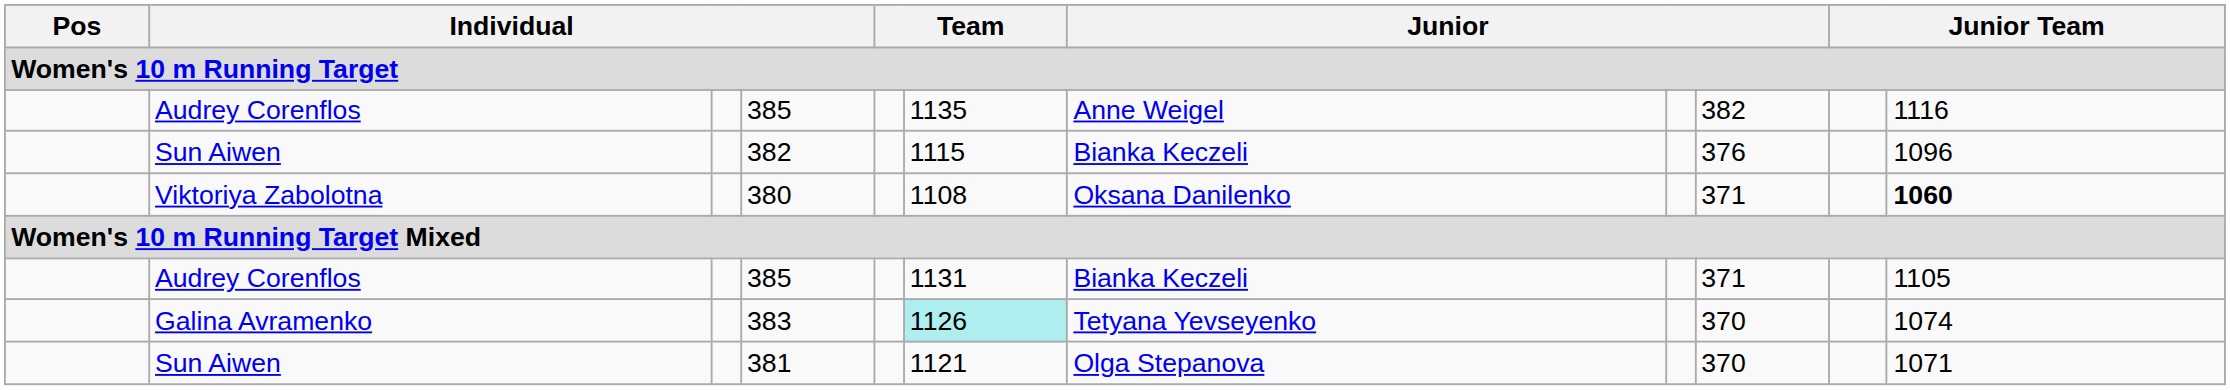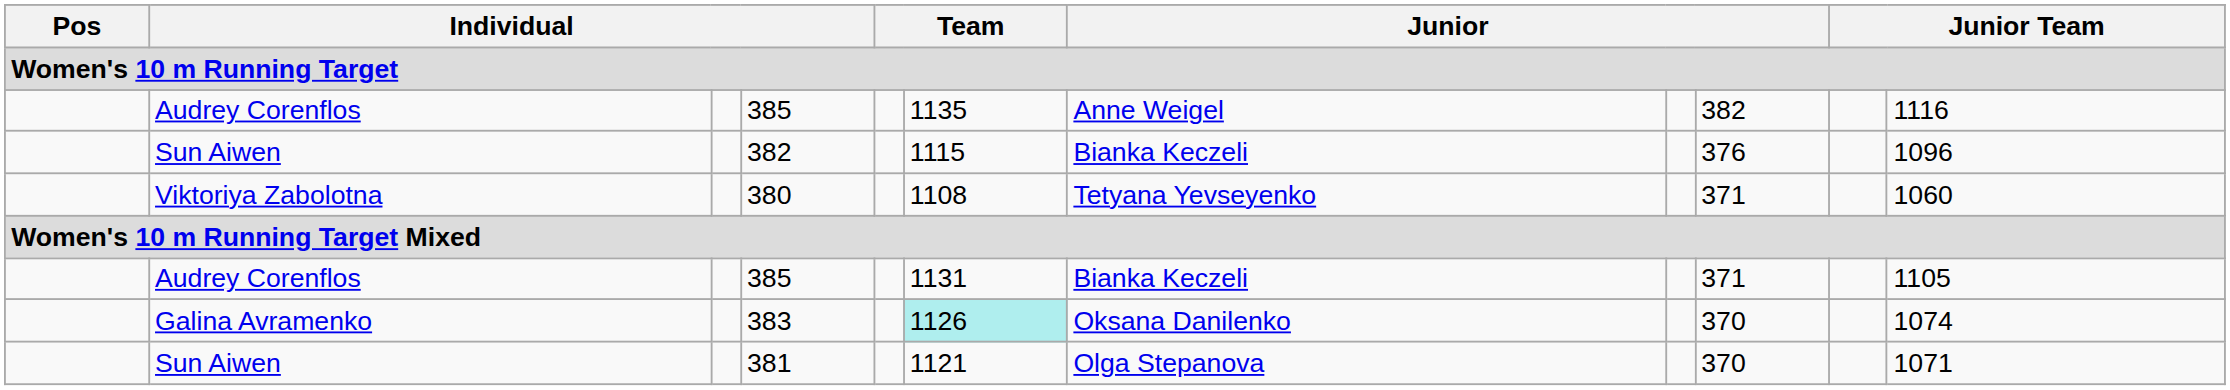(1182, 195) Oksana Danilenko -> (1195, 195) Tetyana Yevseyenko
(1923, 195) bold -> (1923, 195) normal
(1195, 321) Tetyana Yevseyenko -> (1182, 321) Oksana Danilenko
